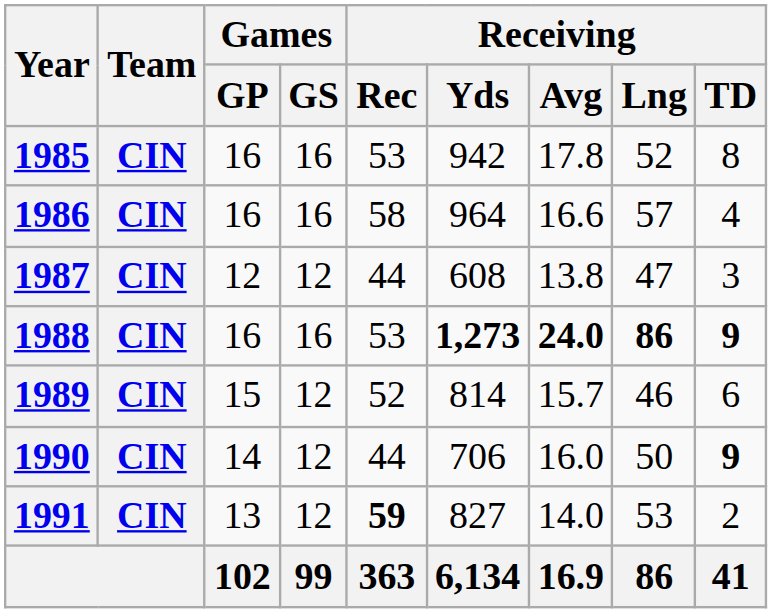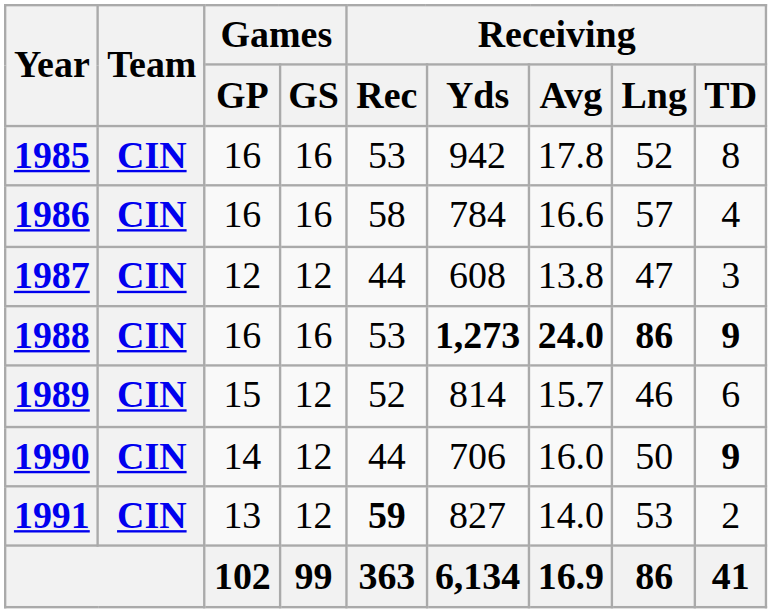(478, 214) 964 -> (478, 214) 784
